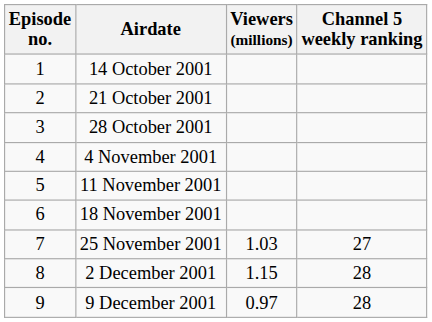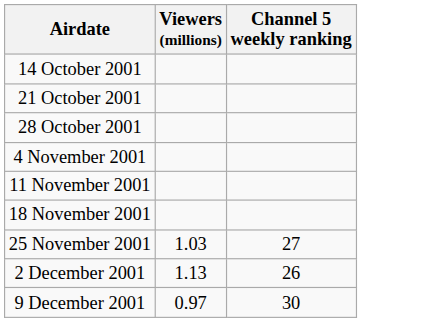- column: (40, 29)
(262, 273) 1.15 -> (191, 273) 1.13
(362, 273) 28 -> (291, 273) 26
(362, 302) 28 -> (291, 302) 30
